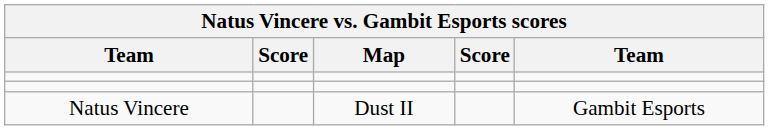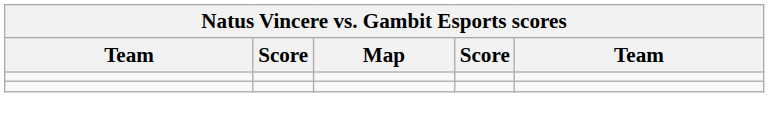- row: (129, 107)
